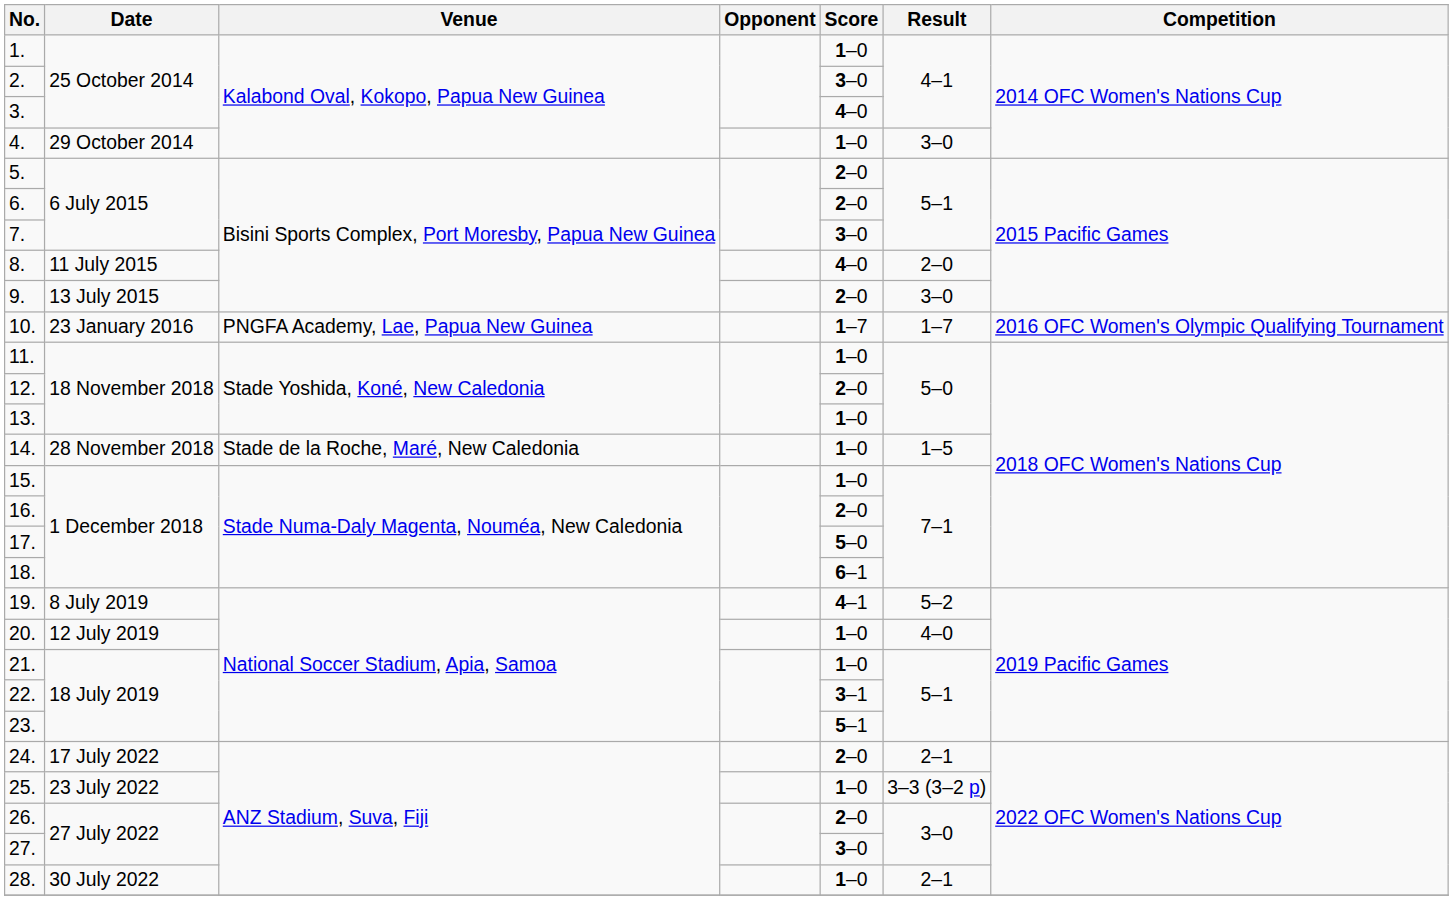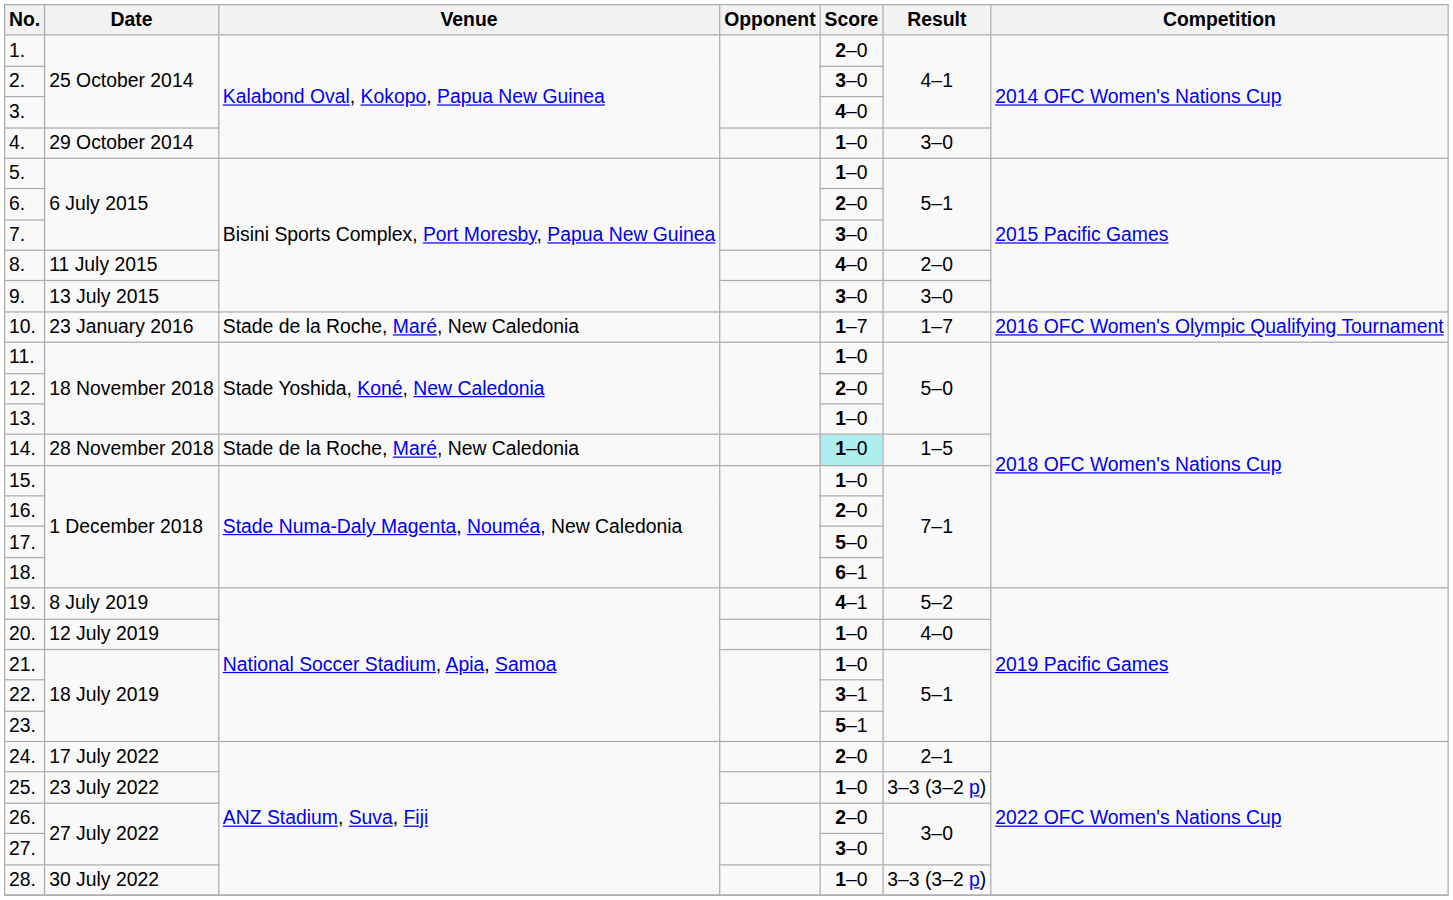(851, 50) 1–0 -> (851, 50) 2–0
(851, 173) 2–0 -> (851, 173) 1–0
(851, 296) 2–0 -> (851, 296) 3–0
(408, 326) PNGFA Academy, Lae, Papua New Guinea -> (401, 326) Stade de la Roche, Maré, New Caledonia
(851, 449) no background -> (851, 449) paleturquoise background
(937, 879) 2–1 -> (937, 879) 3–3 (3–2 p)
